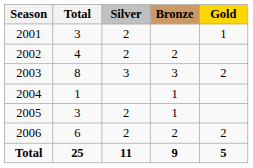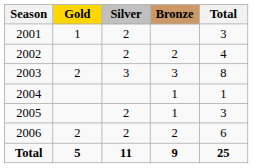columns swapped: (223, 14) <-> (77, 14)
